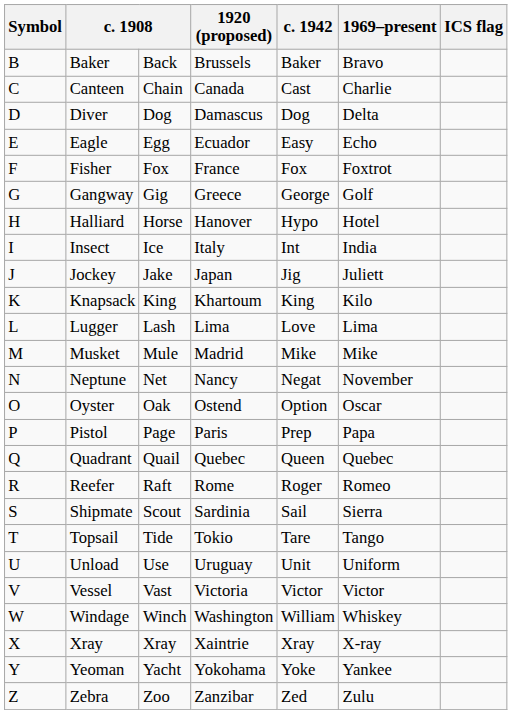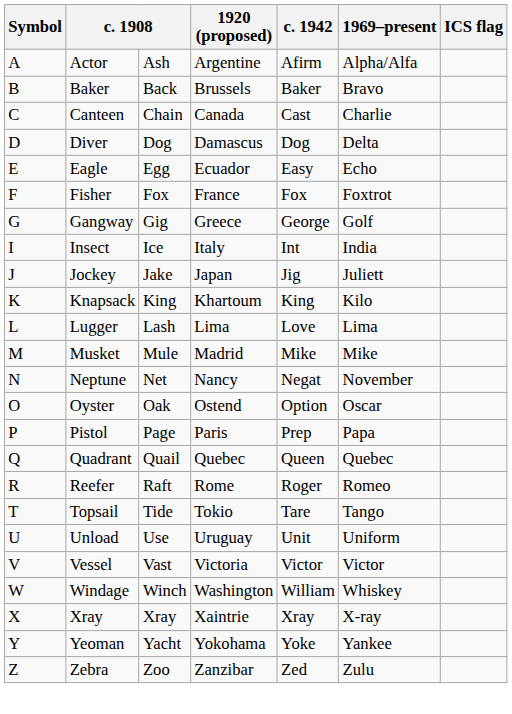+ row: (89, 62)
- row: (97, 221)
- row: (101, 511)
